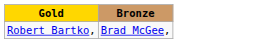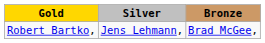+ column: (142, 13)
